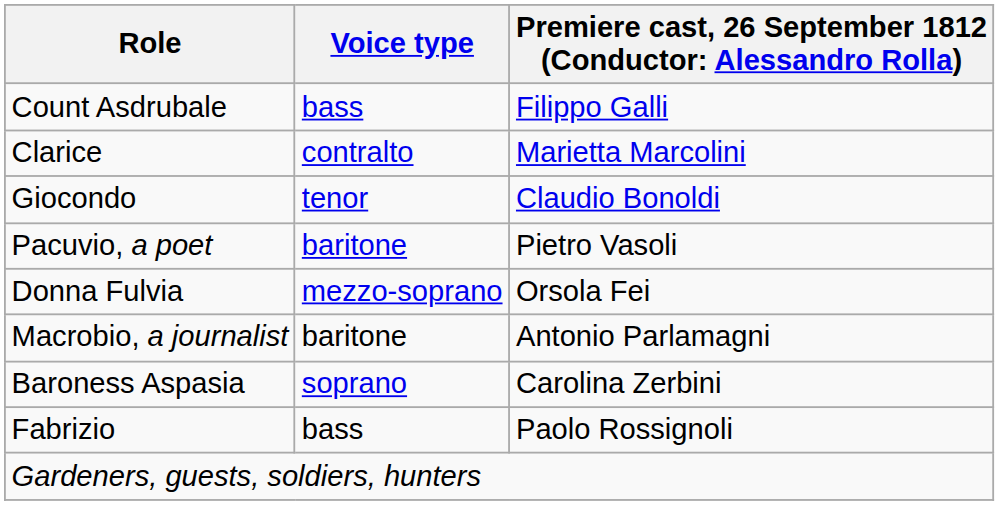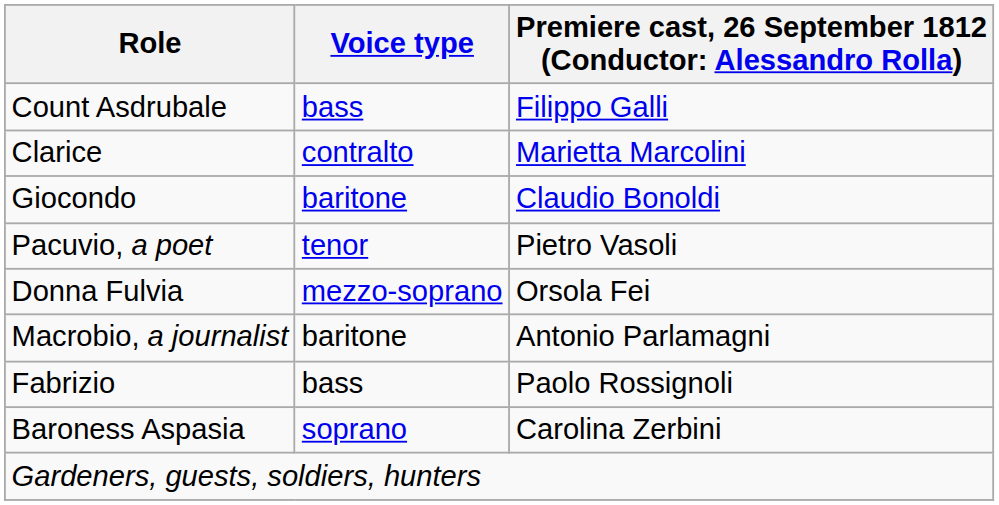(335, 198) tenor -> (354, 198) baritone
(354, 245) baritone -> (335, 245) tenor
rows swapped: (128, 383) <-> (63, 429)
